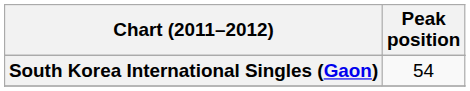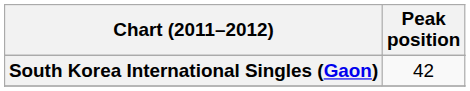(424, 70) 54 -> (424, 70) 42
